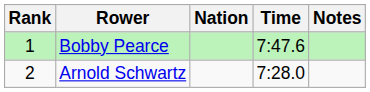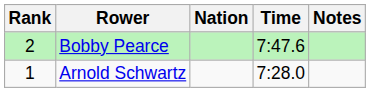(30, 45) 1 -> (30, 45) 2
(30, 73) 2 -> (30, 73) 1
